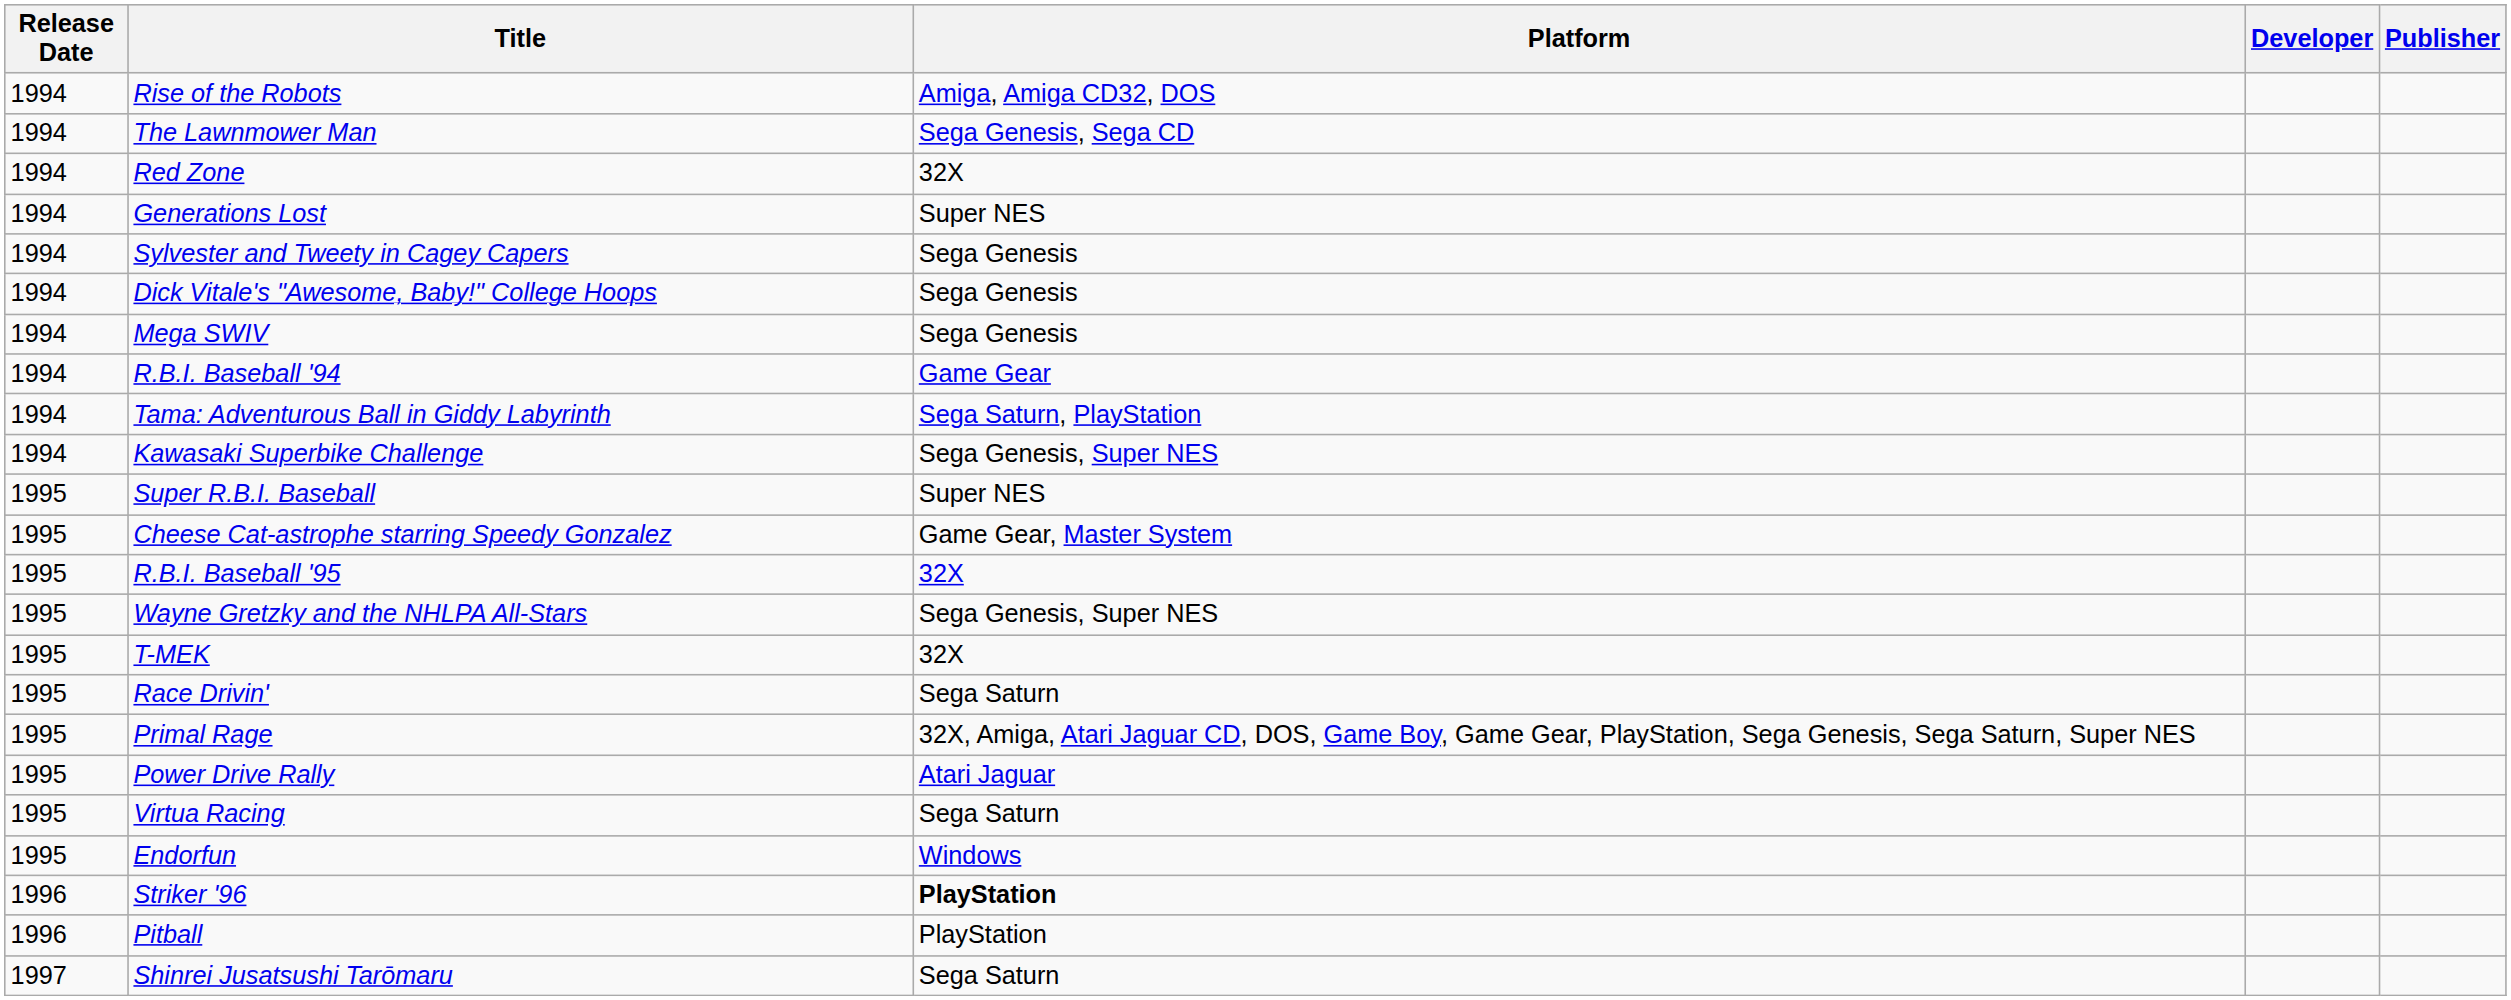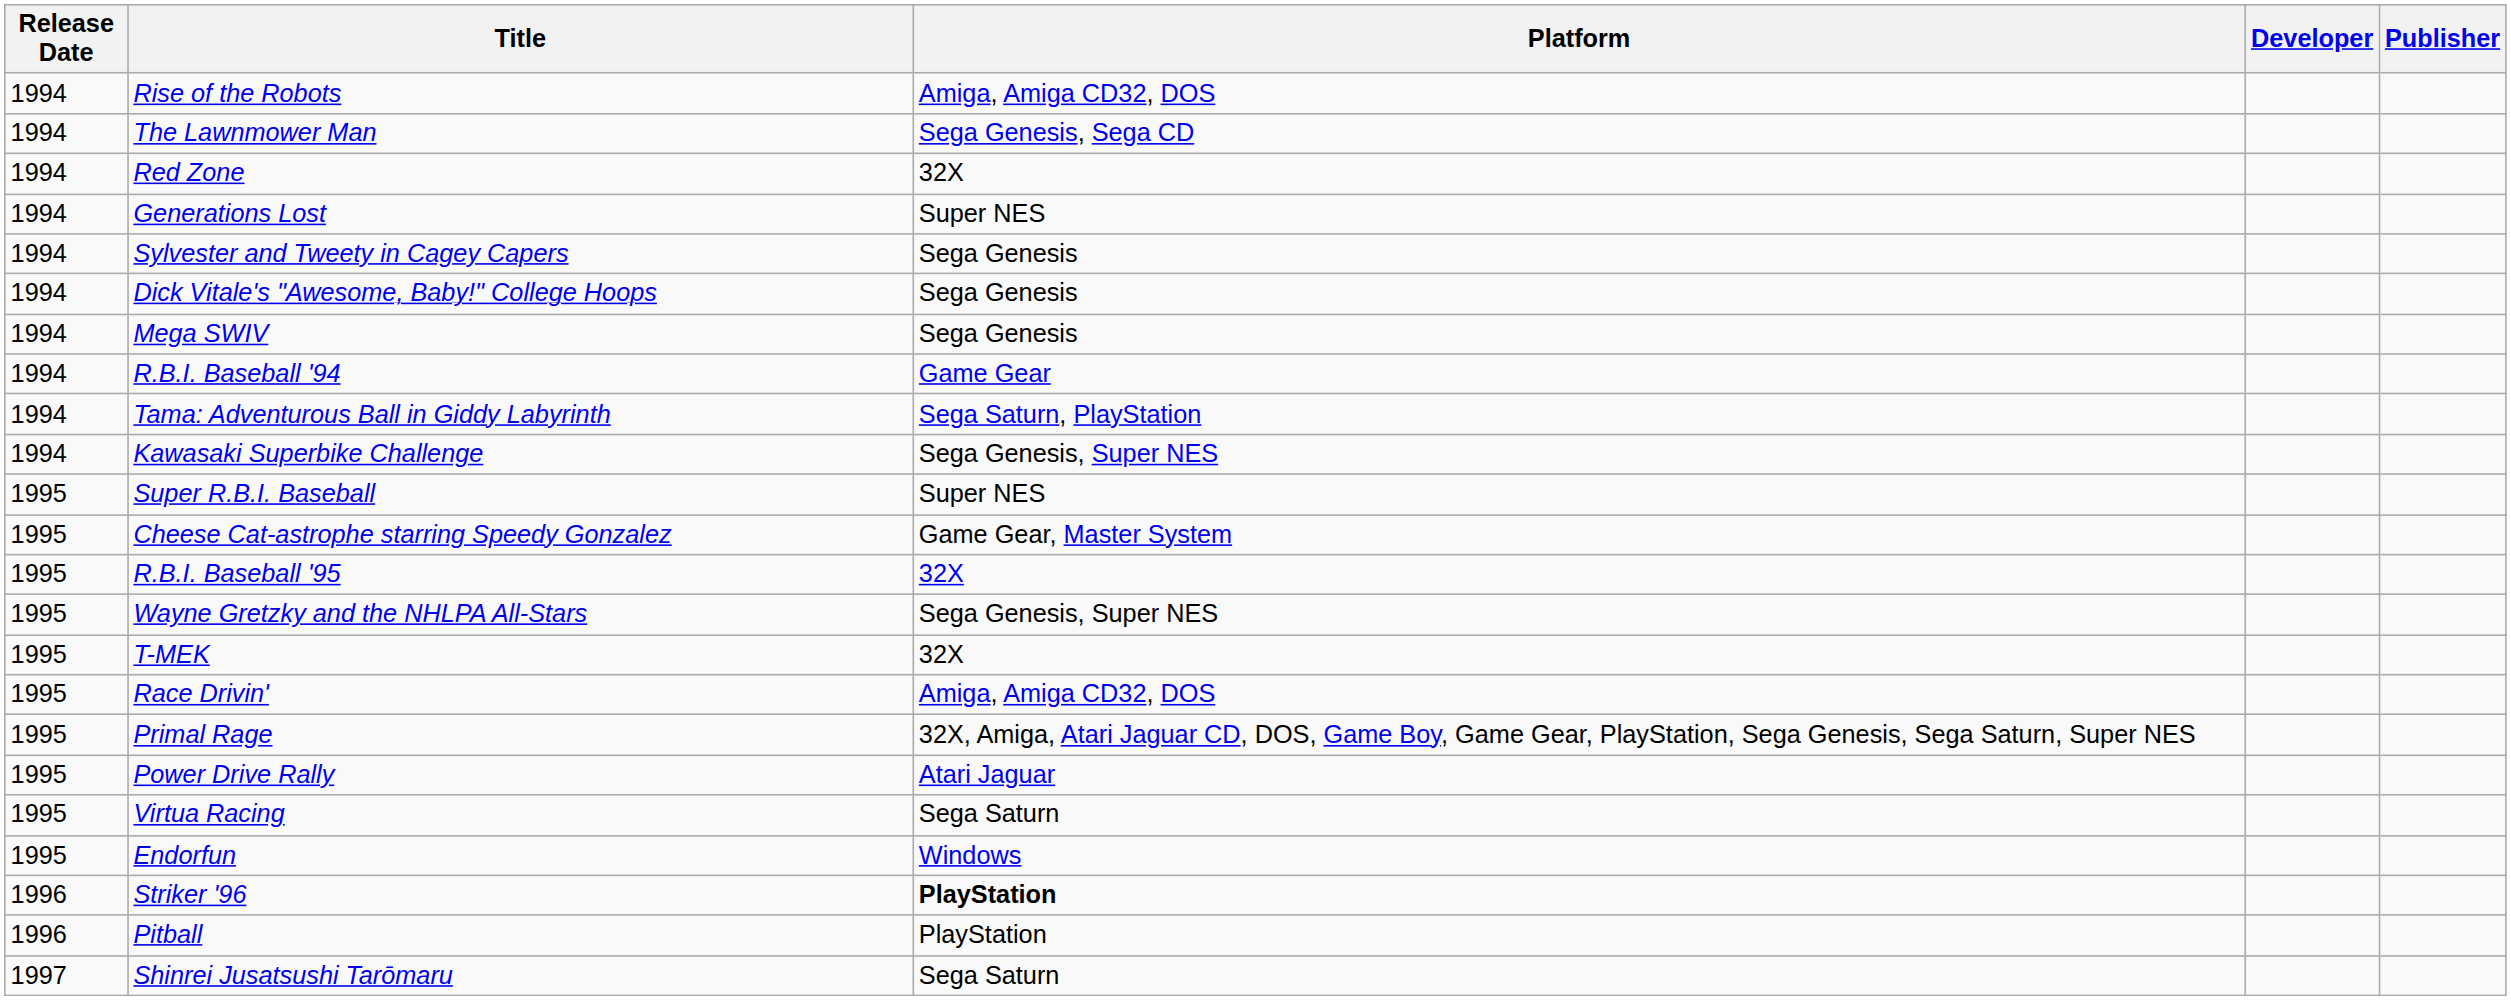(989, 694) Sega Saturn -> (1067, 694) Amiga, Amiga CD32, DOS
